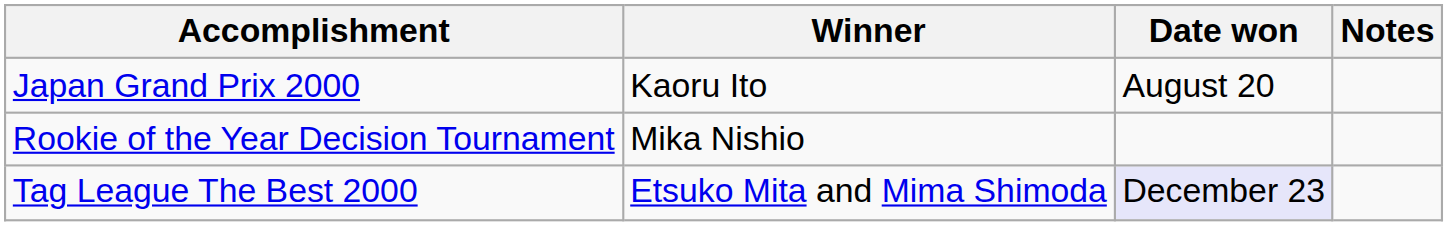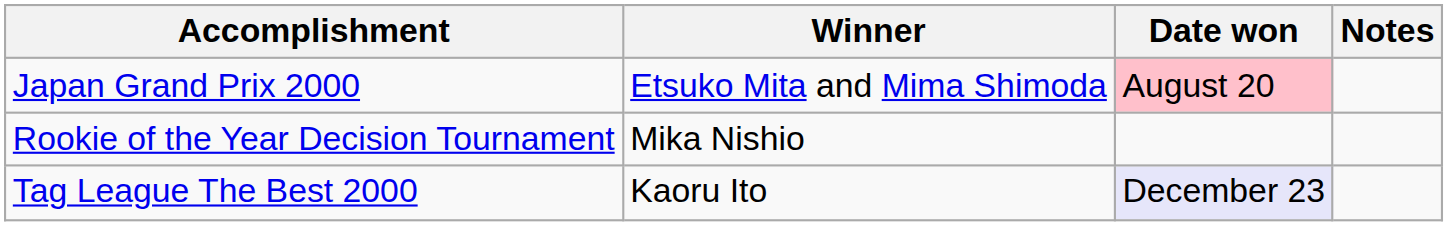(699, 84) Kaoru Ito -> (869, 84) Etsuko Mita and Mima Shimoda
(1198, 84) no background -> (1198, 84) pink background
(869, 191) Etsuko Mita and Mima Shimoda -> (699, 191) Kaoru Ito
